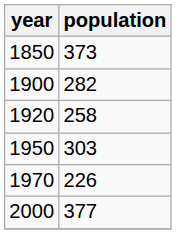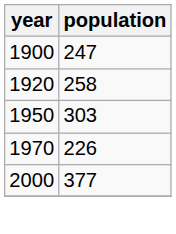- row: (32, 52)
(80, 84) 282 -> (80, 52) 247
